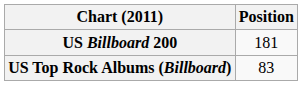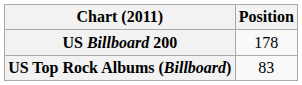(266, 42) 181 -> (266, 42) 178
